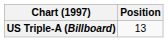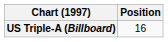(140, 28) 13 -> (140, 28) 16
